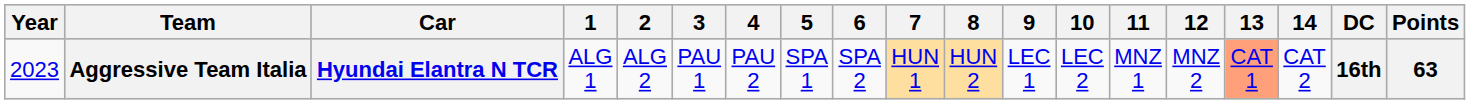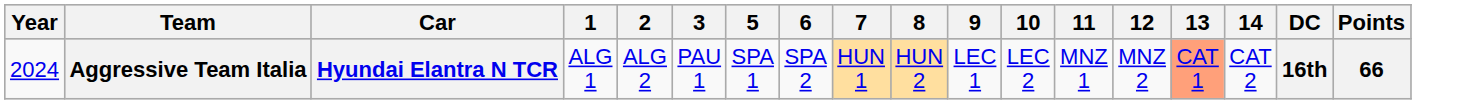- column: (753, 22)
(35, 69) 2023 -> (35, 69) 2024
(1426, 69) 63 -> (1371, 69) 66
